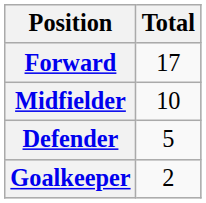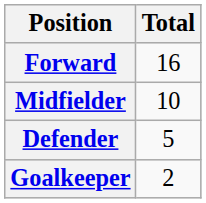(168, 62) 17 -> (168, 62) 16
